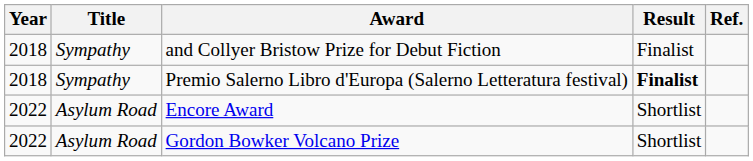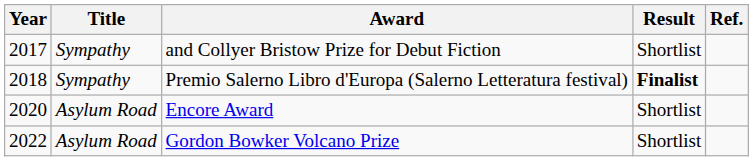(28, 49) 2018 -> (28, 49) 2017
(665, 49) Finalist -> (669, 49) Shortlist
(28, 110) 2022 -> (28, 110) 2020
